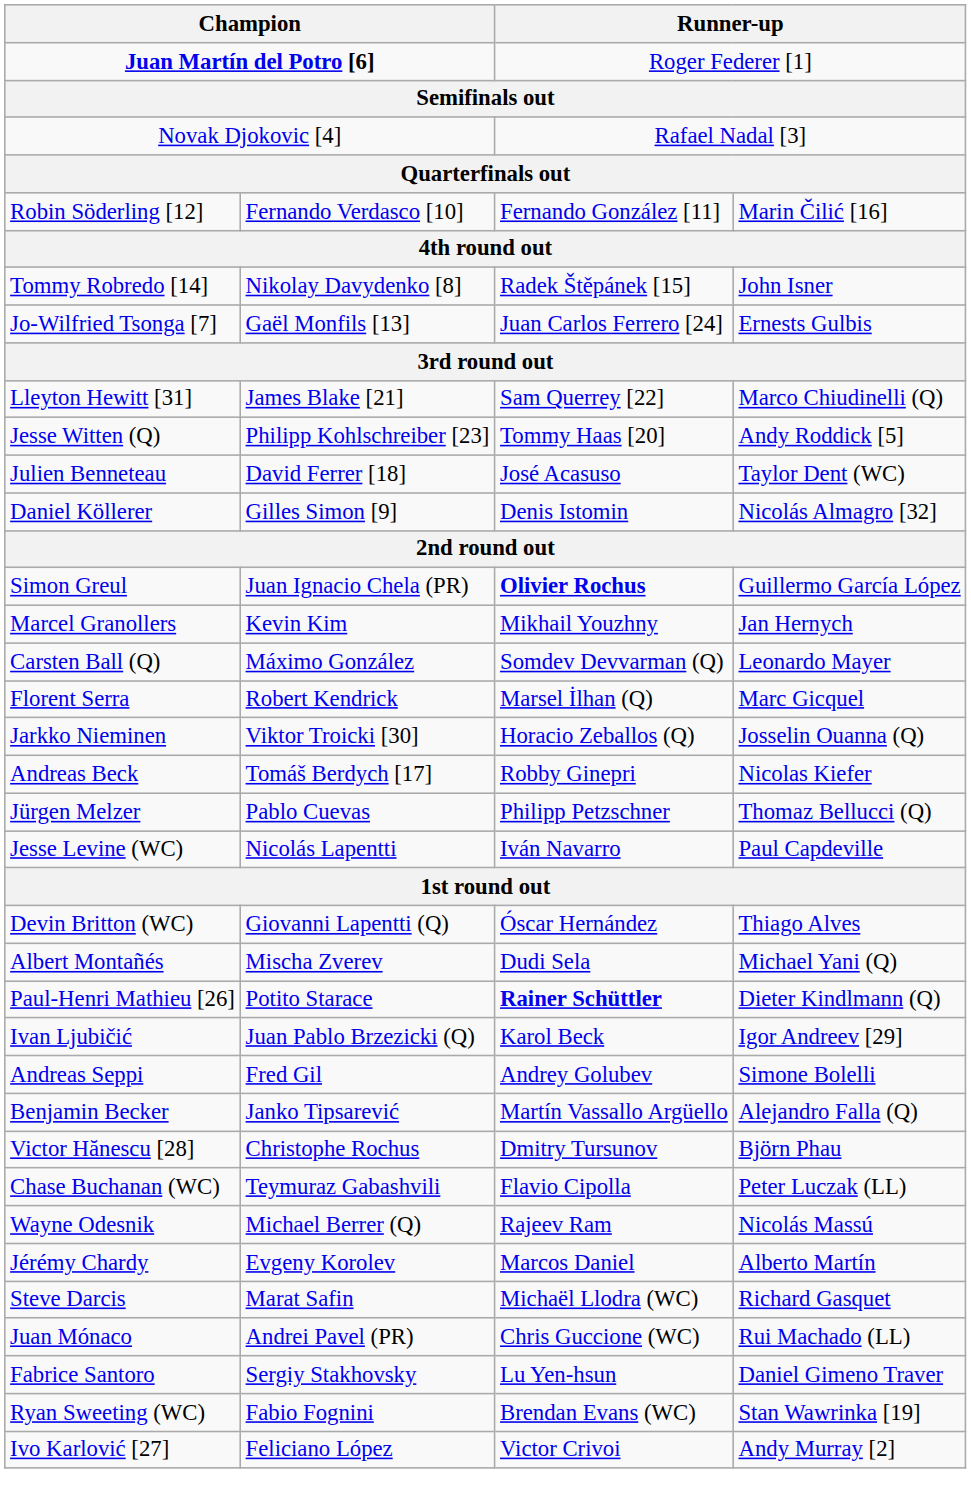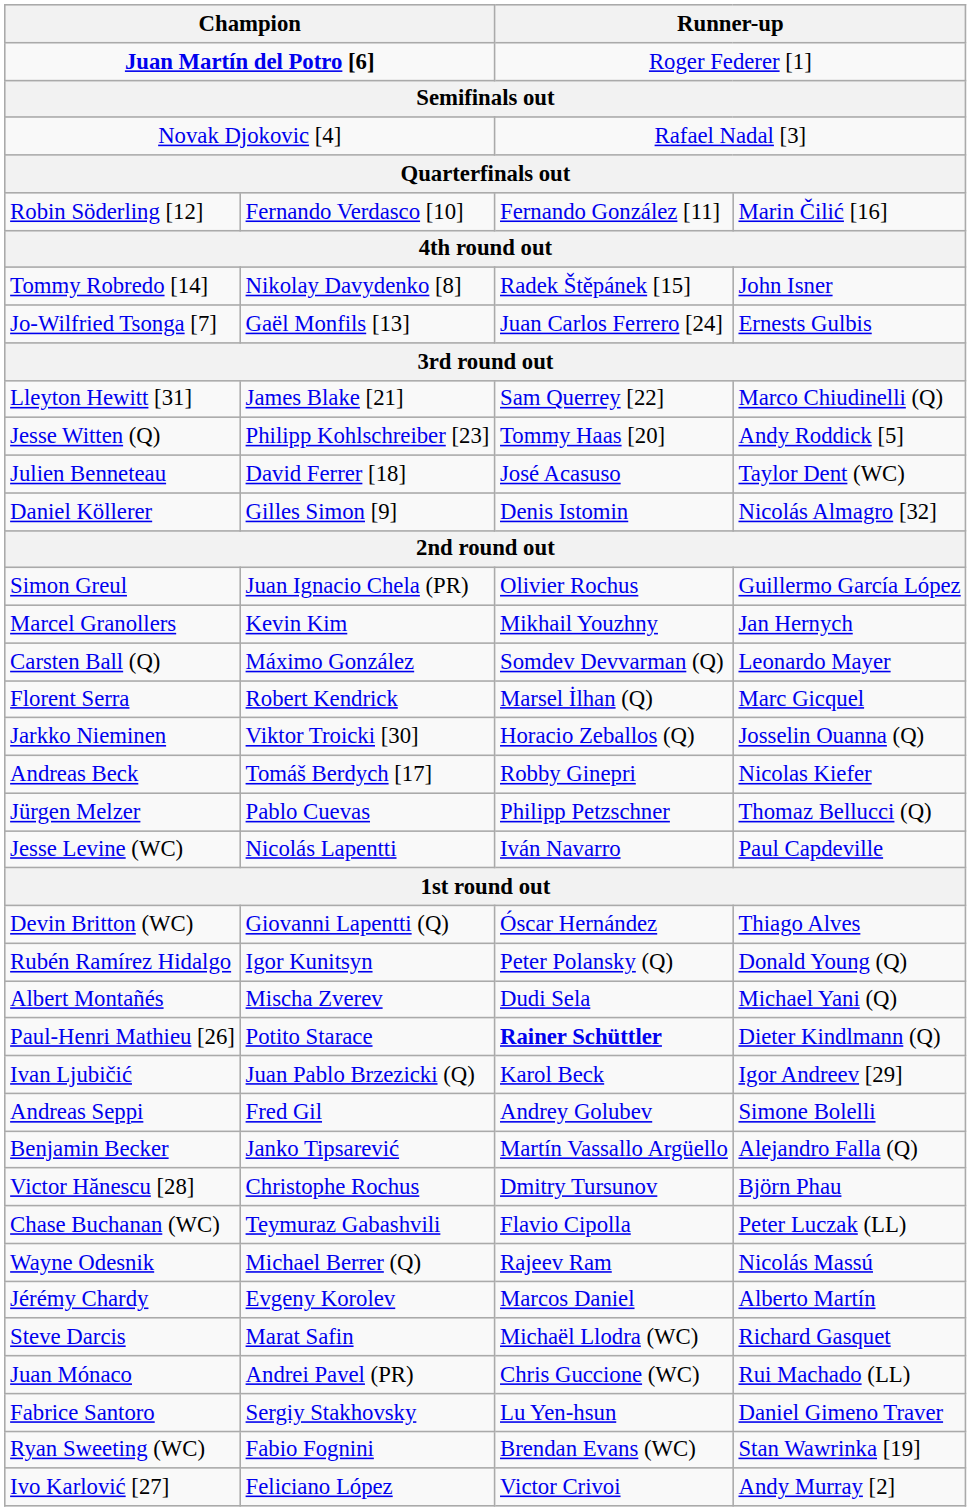(573, 586) bold -> (569, 586) normal
+ row: (121, 961)
